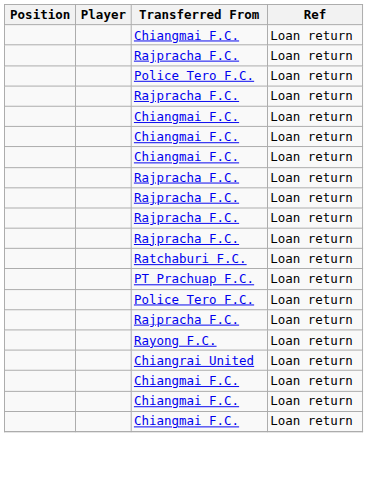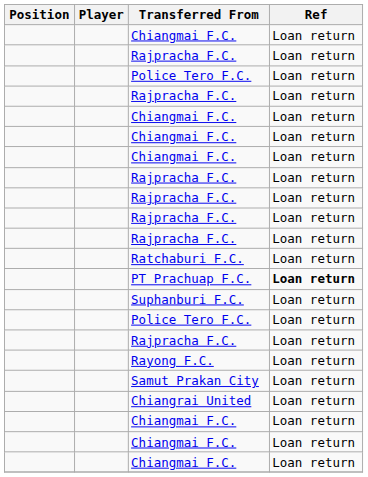(312, 279) normal -> (314, 279) bold
+ row: (39, 299)
+ row: (39, 381)
